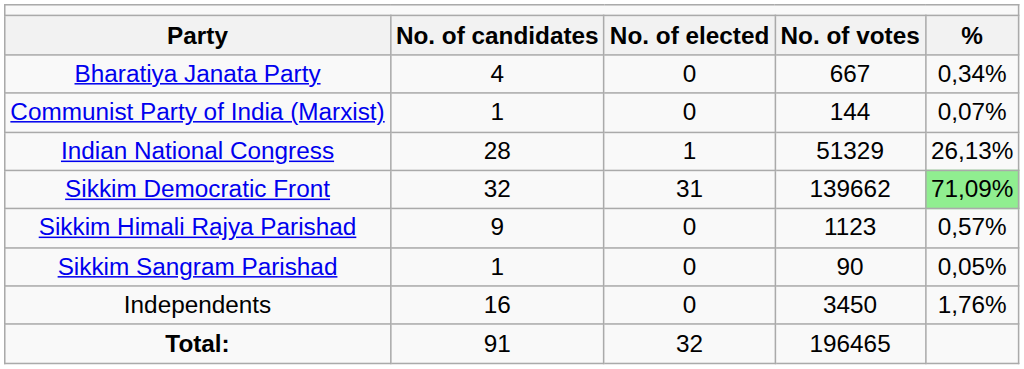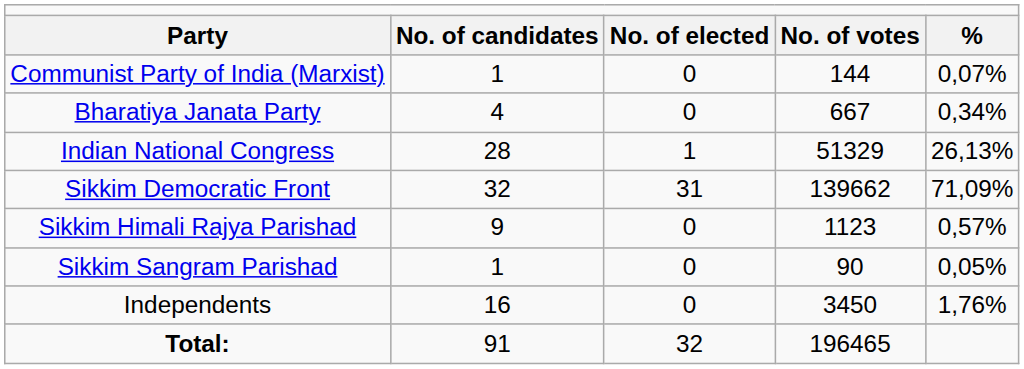rows swapped: (198, 73) <-> (198, 112)
(972, 189) lightgreen background -> (972, 189) no background
